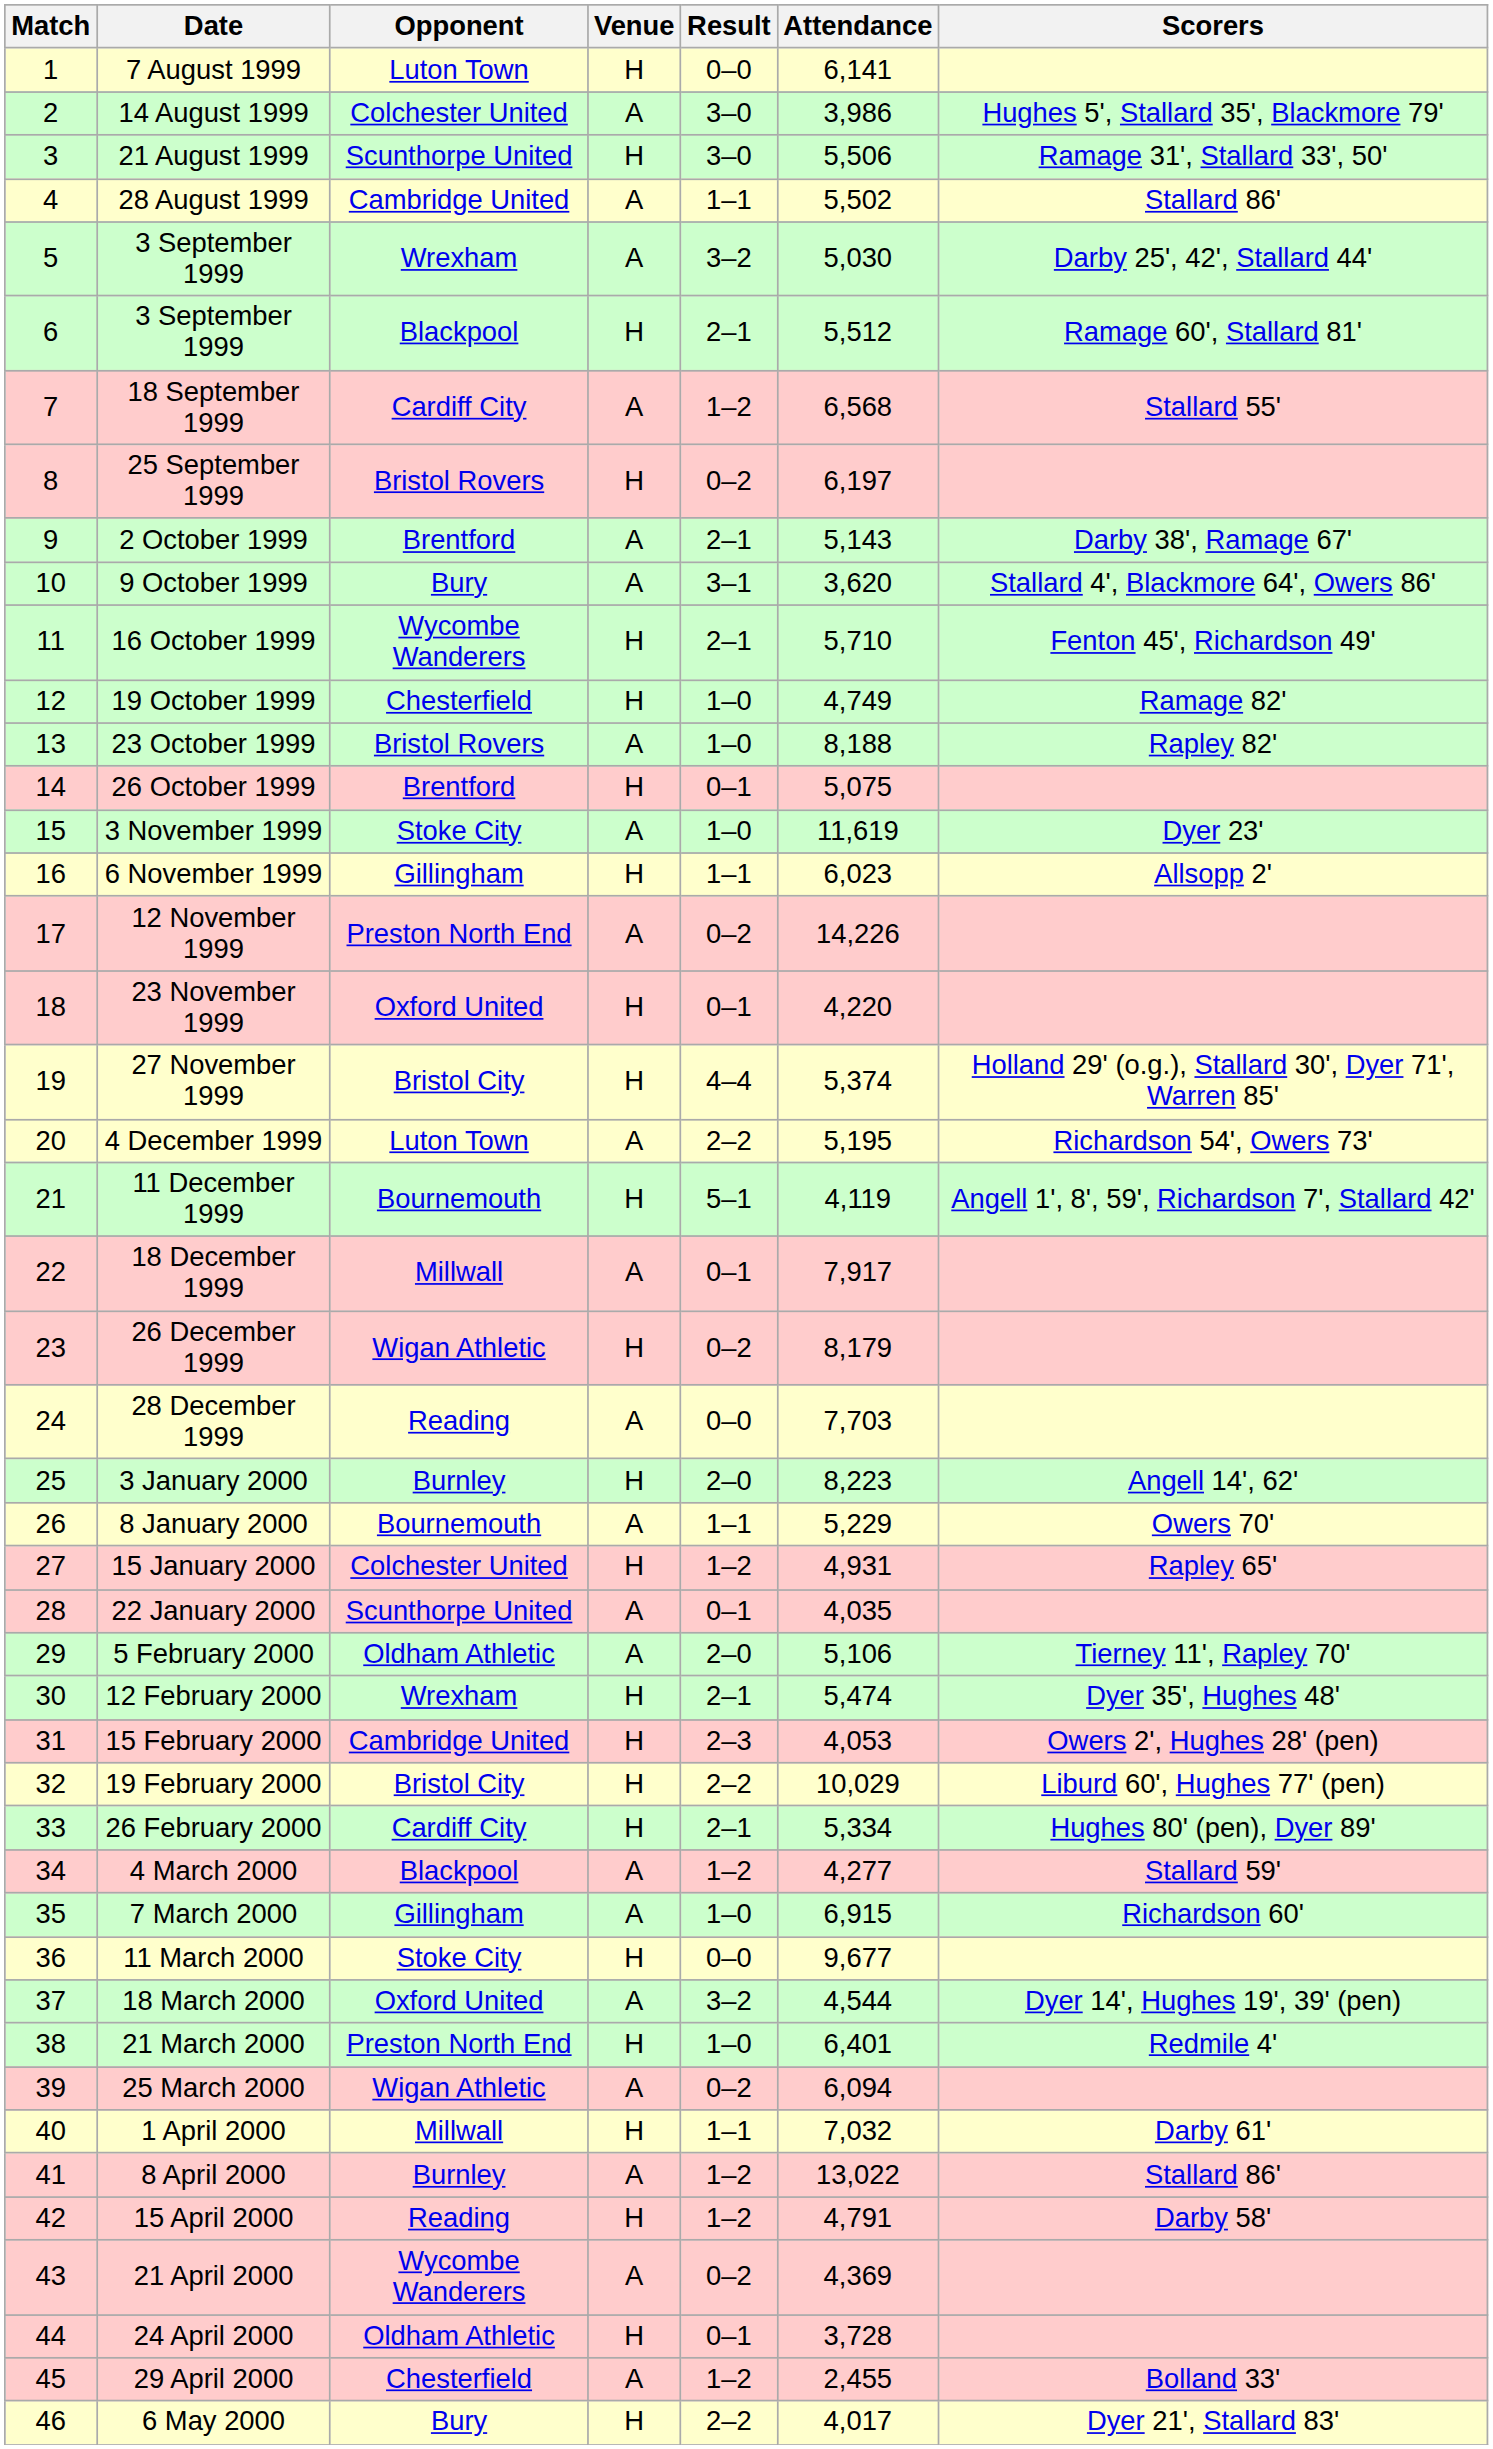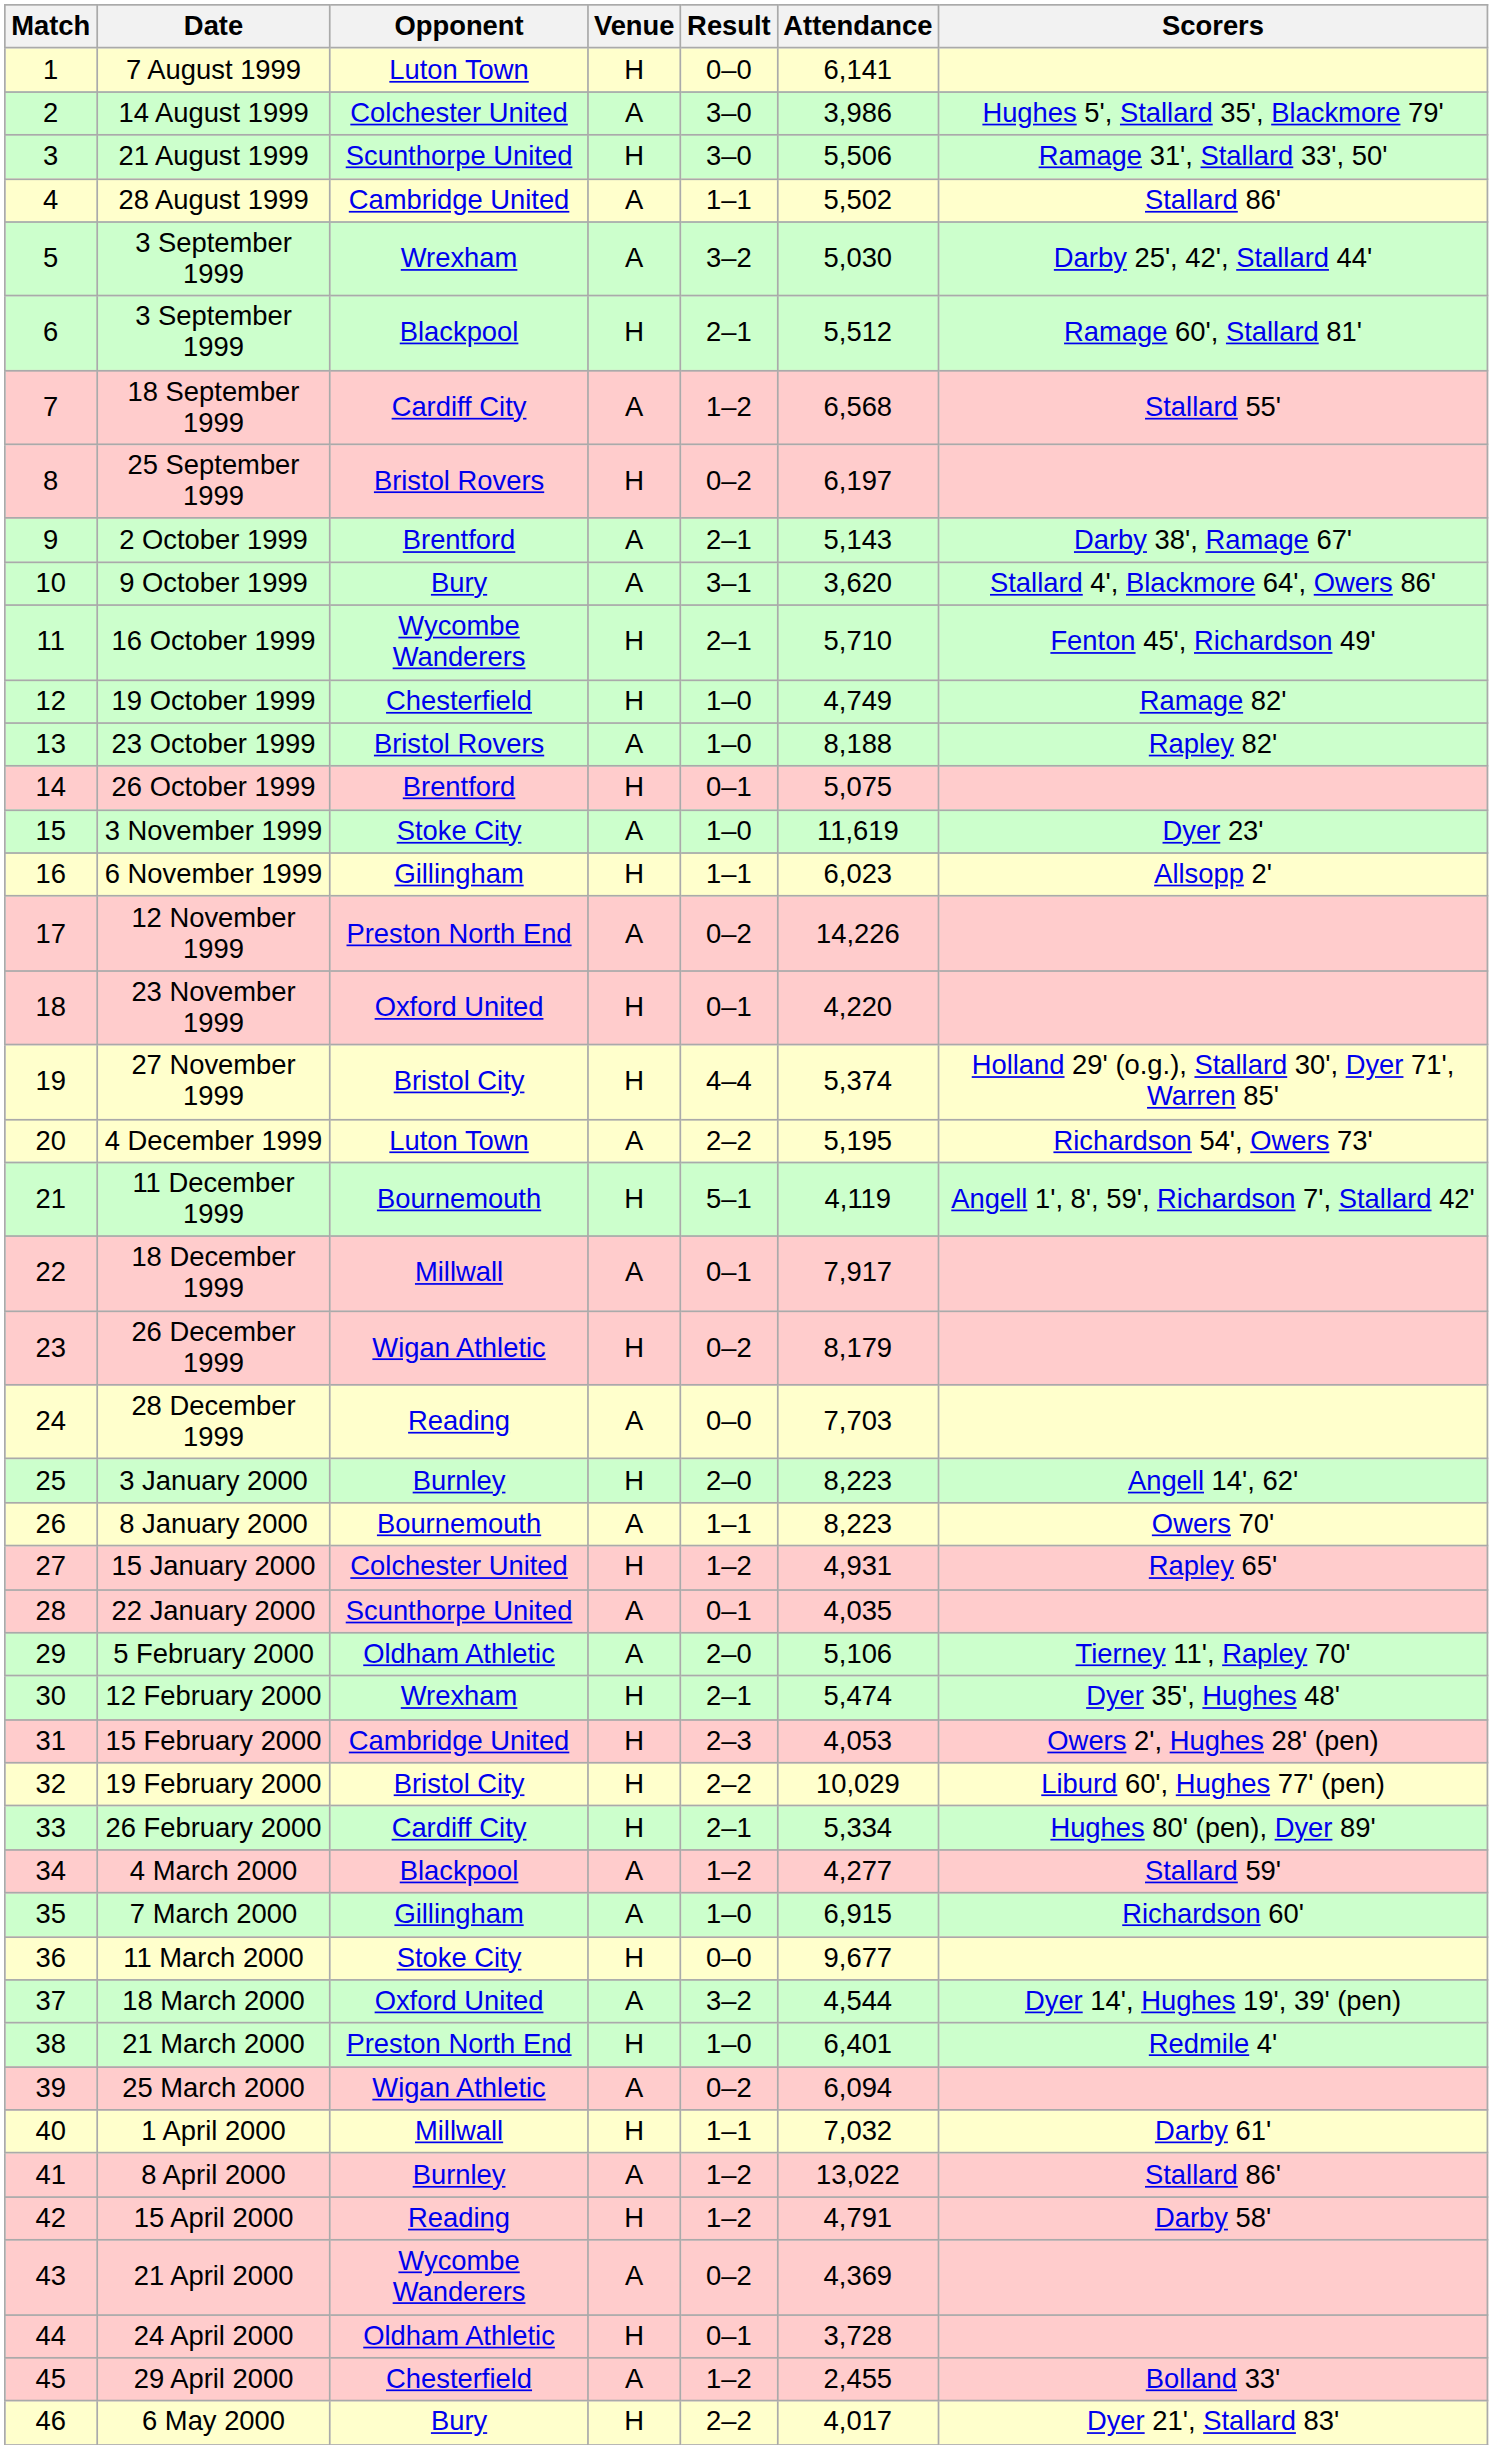(858, 1523) 5,229 -> (858, 1523) 8,223
